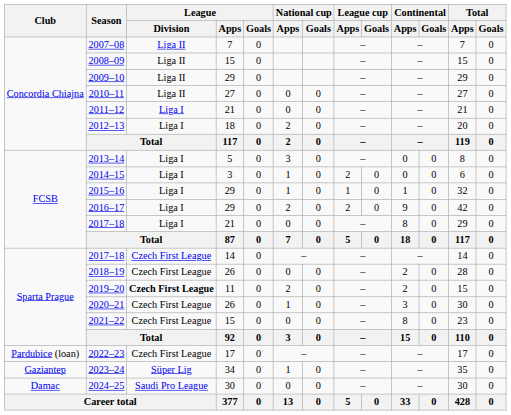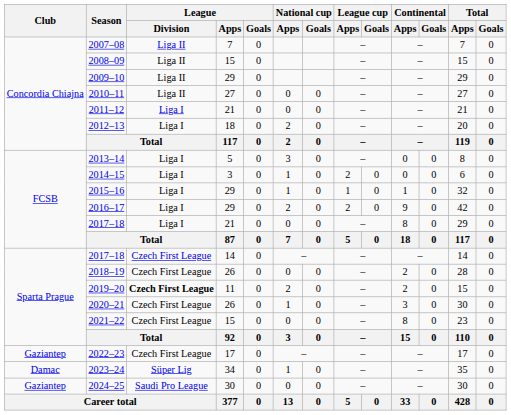(45, 353) Pardubice (loan) -> (45, 353) Gaziantep
(45, 369) Gaziantep -> (45, 369) Damac
(45, 386) Damac -> (45, 386) Gaziantep
